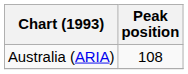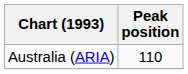(150, 56) 108 -> (150, 56) 110
